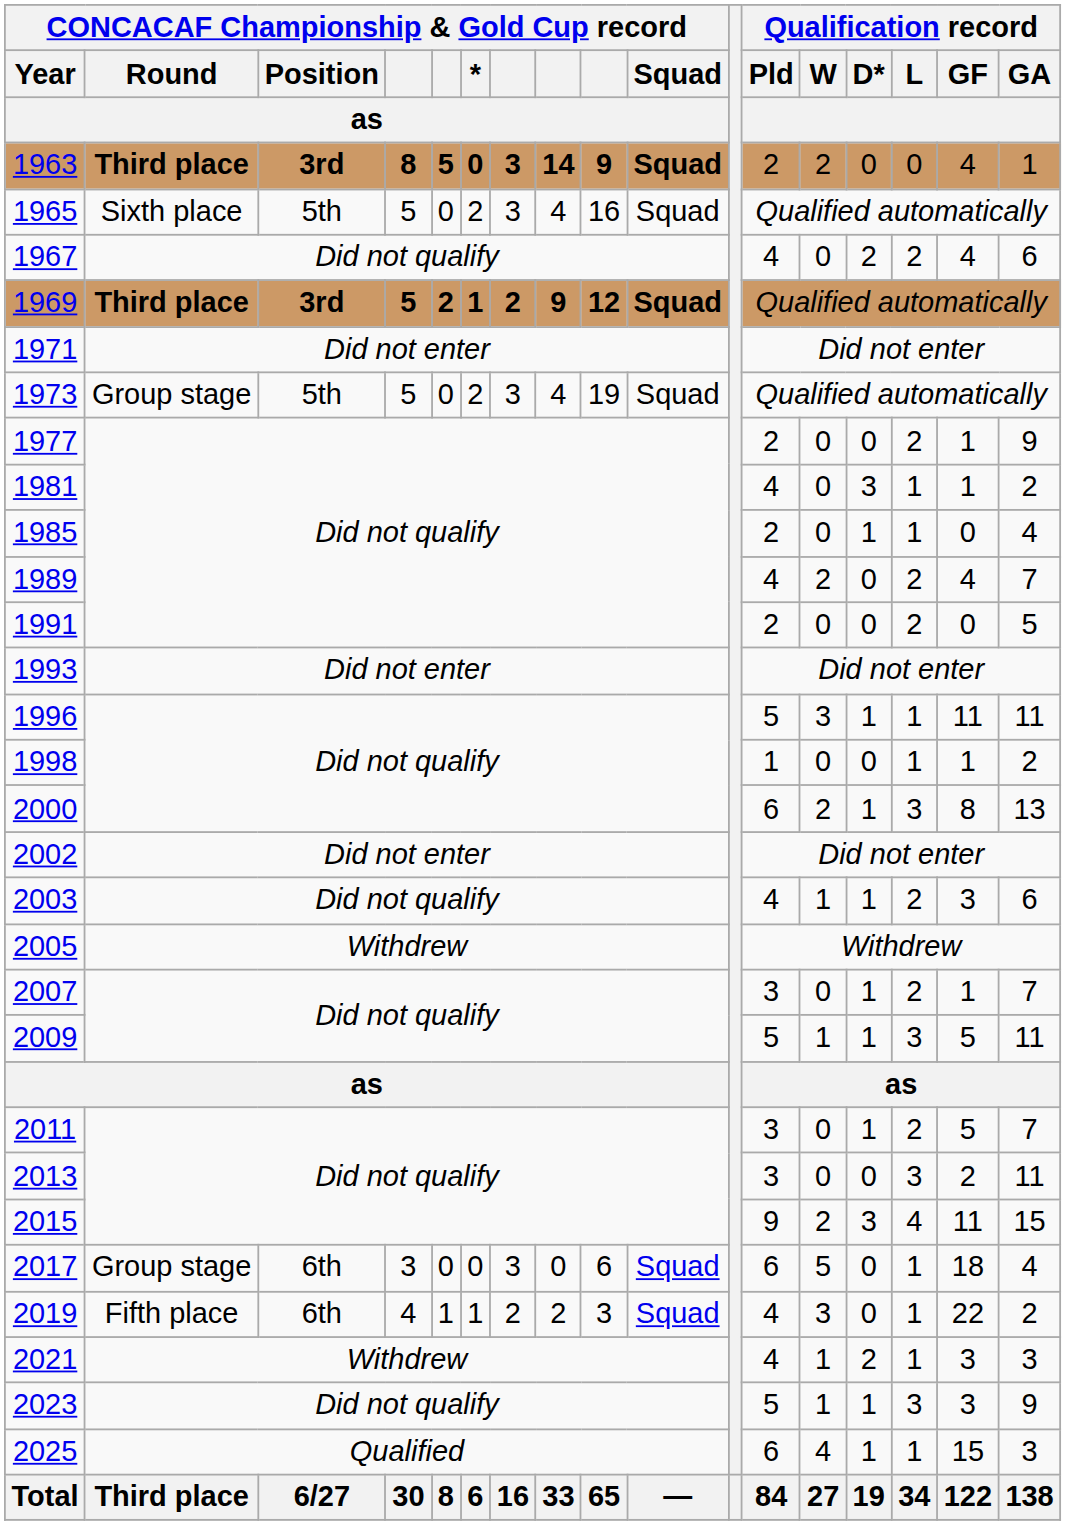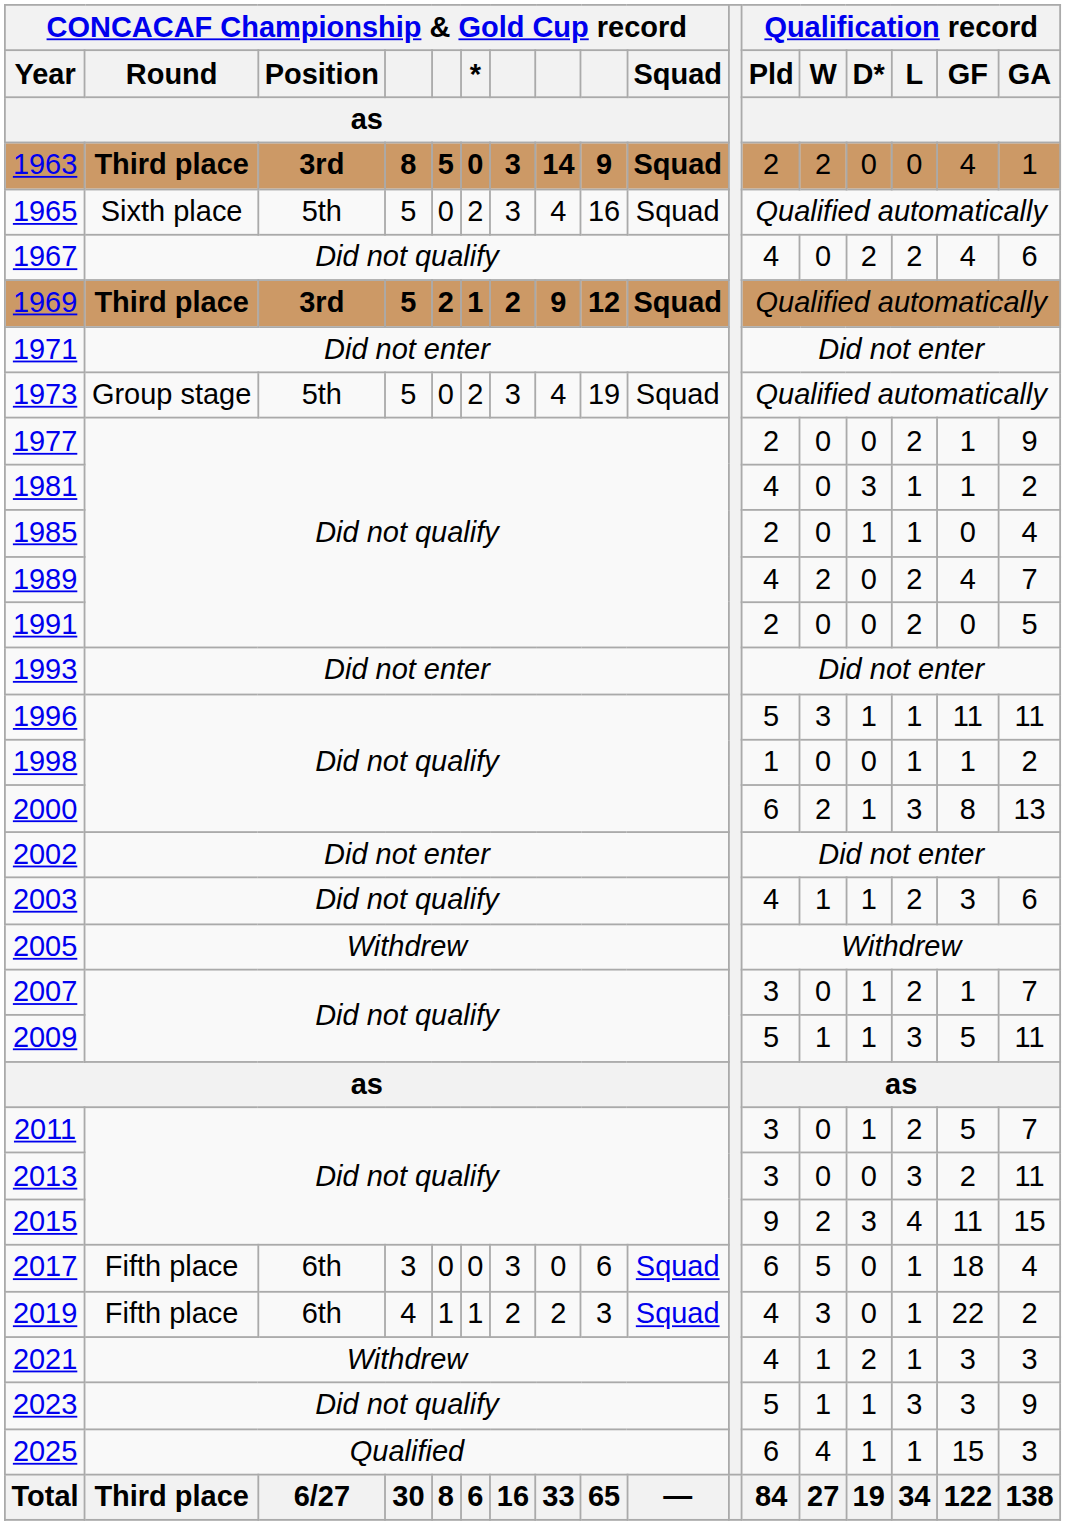(172, 1267) Group stage -> (172, 1267) Fifth place
